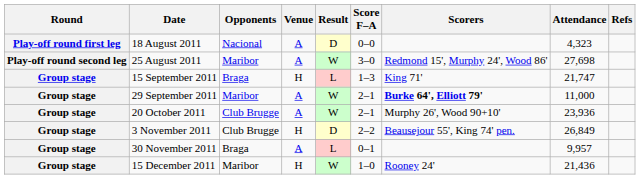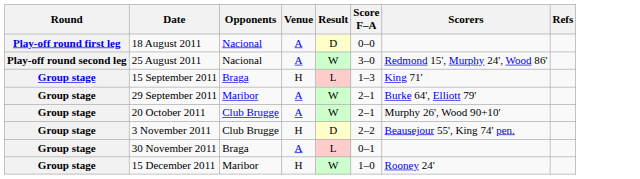- column: (579, 19)
(240, 60) Maribor -> (242, 60) Nacional
(434, 95) bold -> (430, 95) normal
